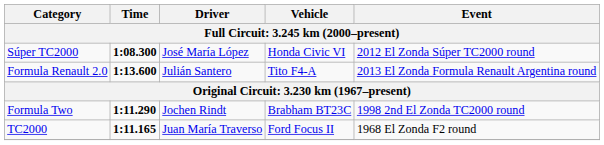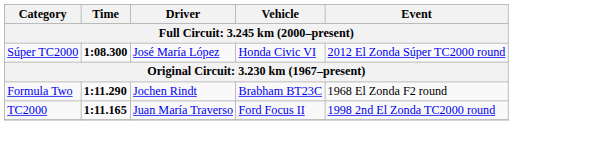- row: (57, 71)
(441, 110) 1998 2nd El Zonda TC2000 round -> (387, 91) 1968 El Zonda F2 round
(417, 129) 1968 El Zonda F2 round -> (411, 110) 1998 2nd El Zonda TC2000 round
